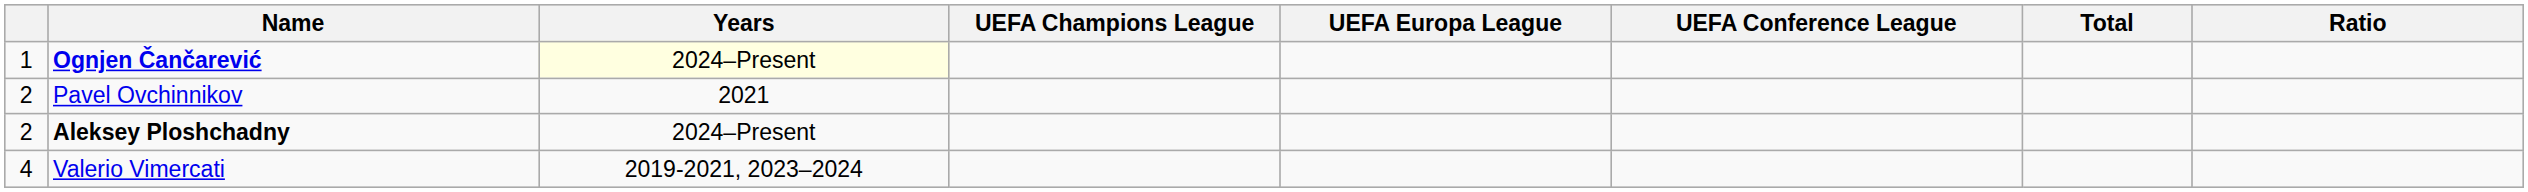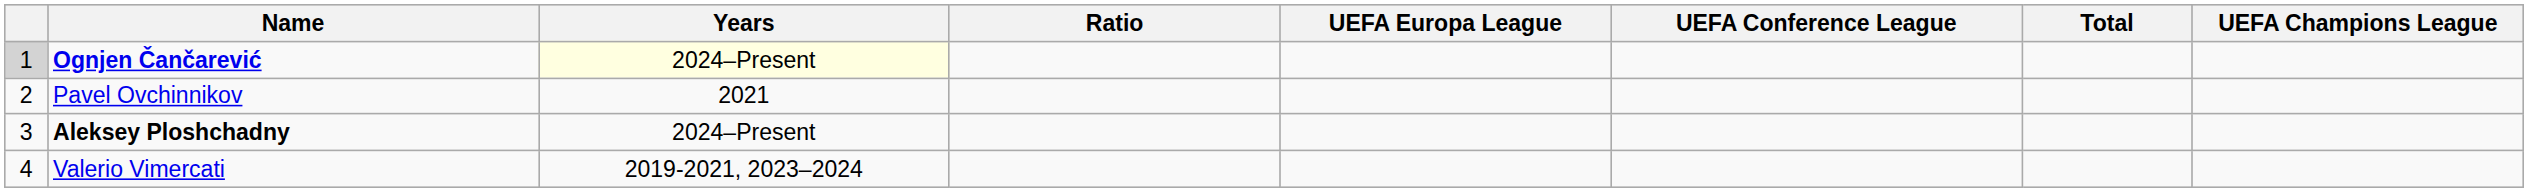columns swapped: (1115, 23) <-> (2358, 23)
(26, 60) no background -> (26, 60) lightgrey background
(26, 133) 2 -> (26, 133) 3
